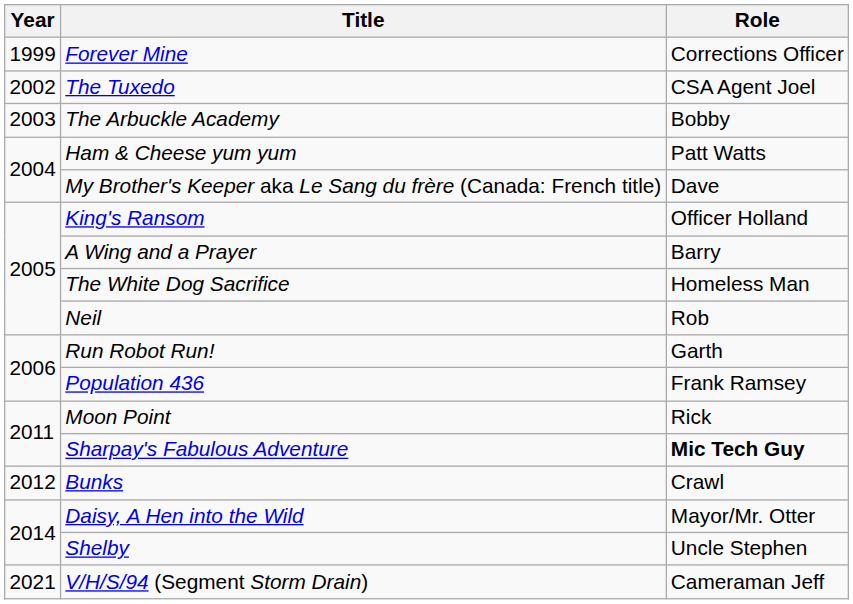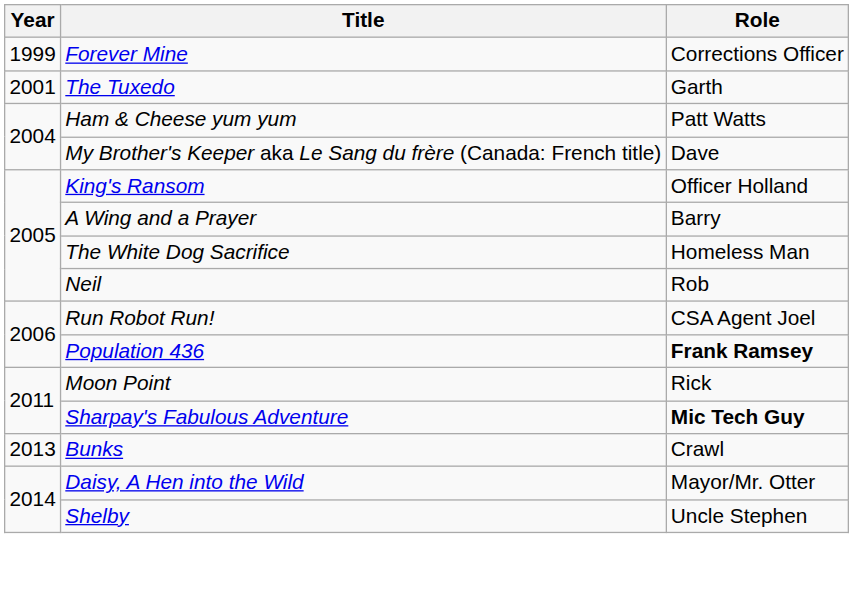(33, 86) 2002 -> (33, 86) 2001
(743, 86) CSA Agent Joel -> (697, 86) Garth
- row: (172, 119)
(697, 350) Garth -> (743, 317) CSA Agent Joel
(738, 383) normal -> (742, 350) bold
(33, 482) 2012 -> (33, 449) 2013
- row: (217, 581)
